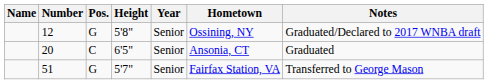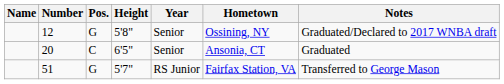(169, 69) Senior -> (177, 69) RS Junior
